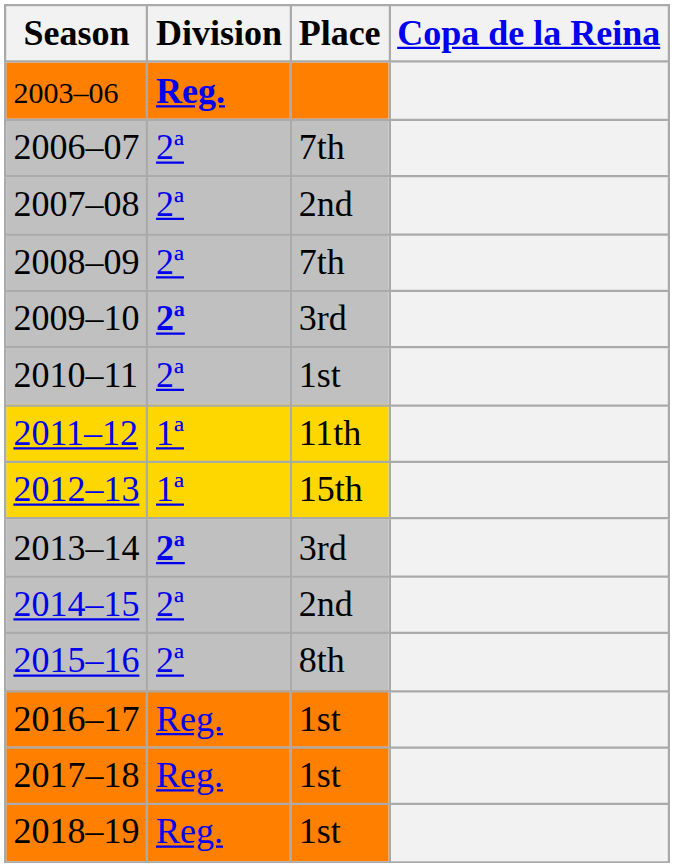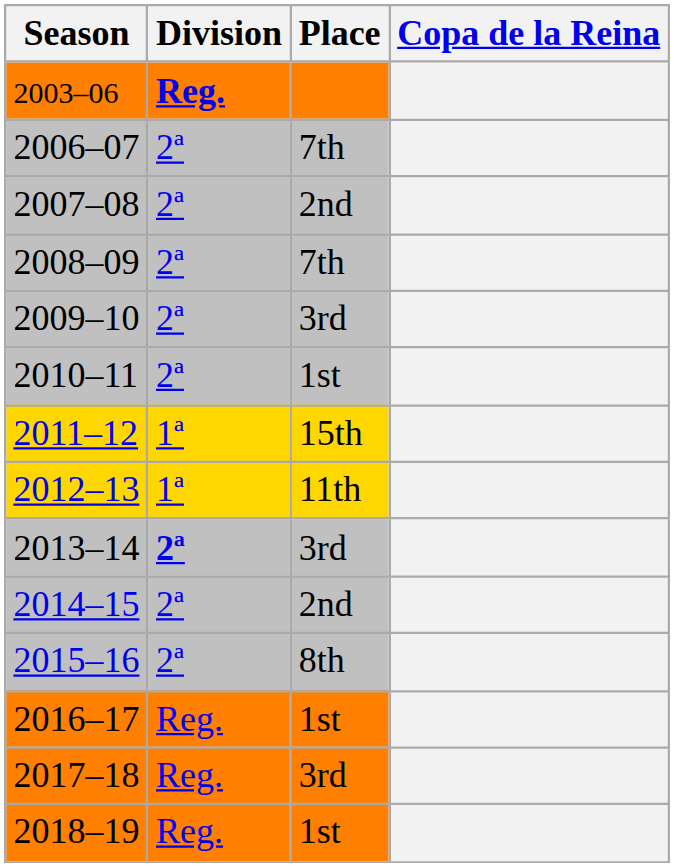(170, 318) bold -> (170, 318) normal
(330, 432) 11th -> (331, 432) 15th
(331, 489) 15th -> (330, 489) 11th
(320, 775) 1st -> (323, 775) 3rd
